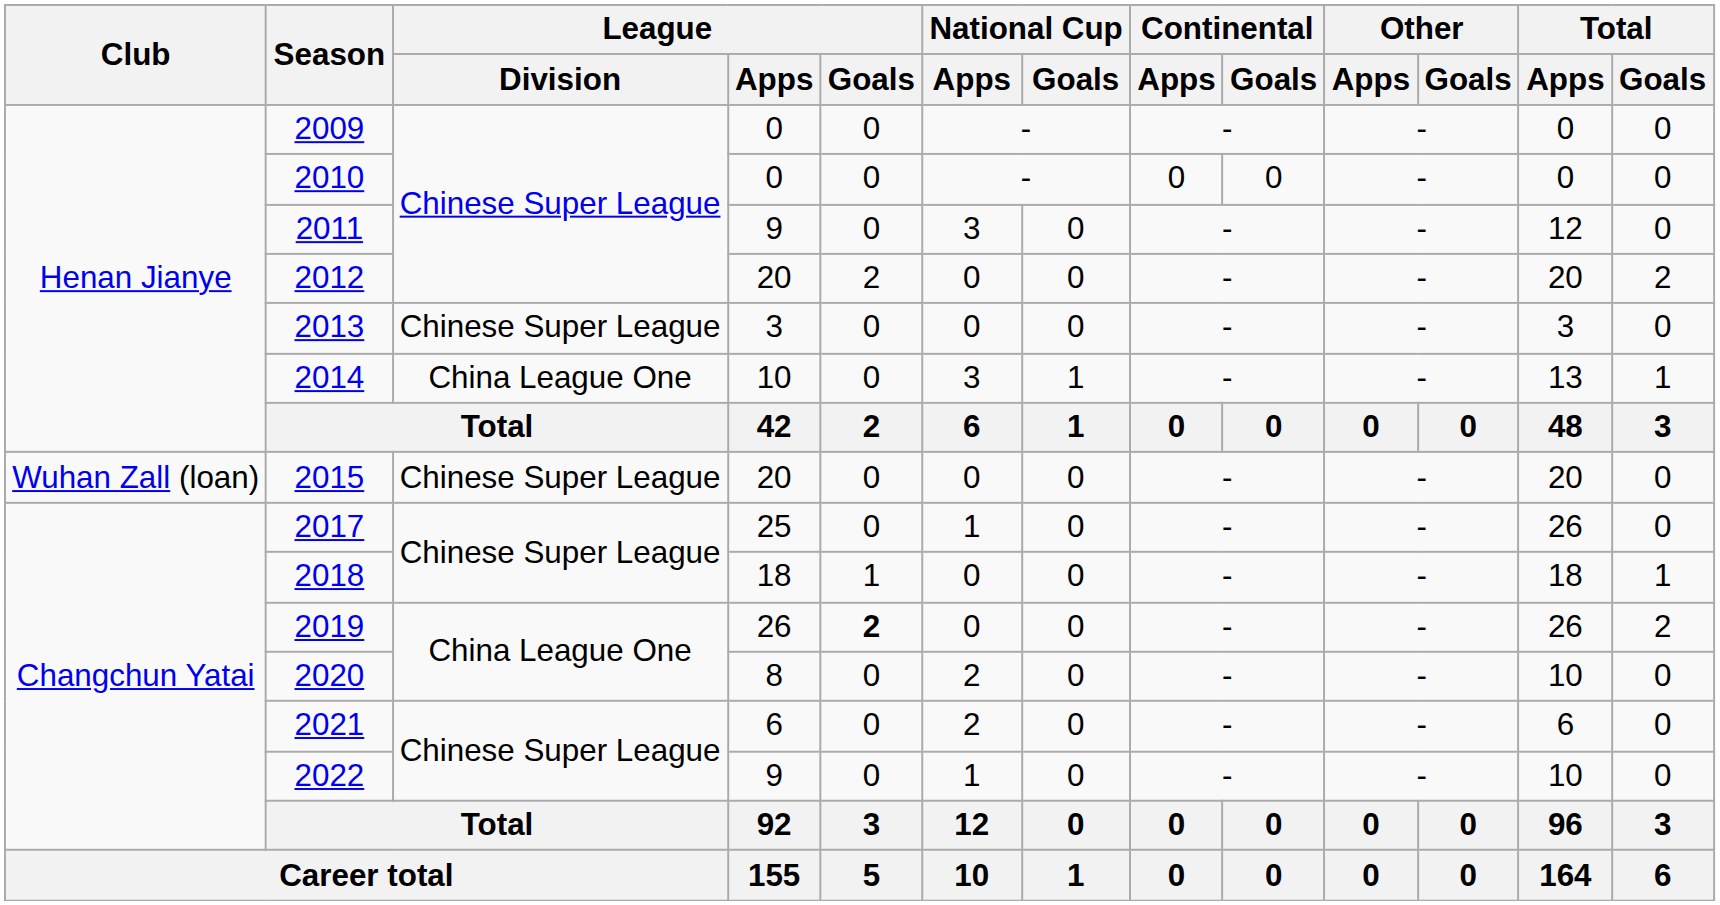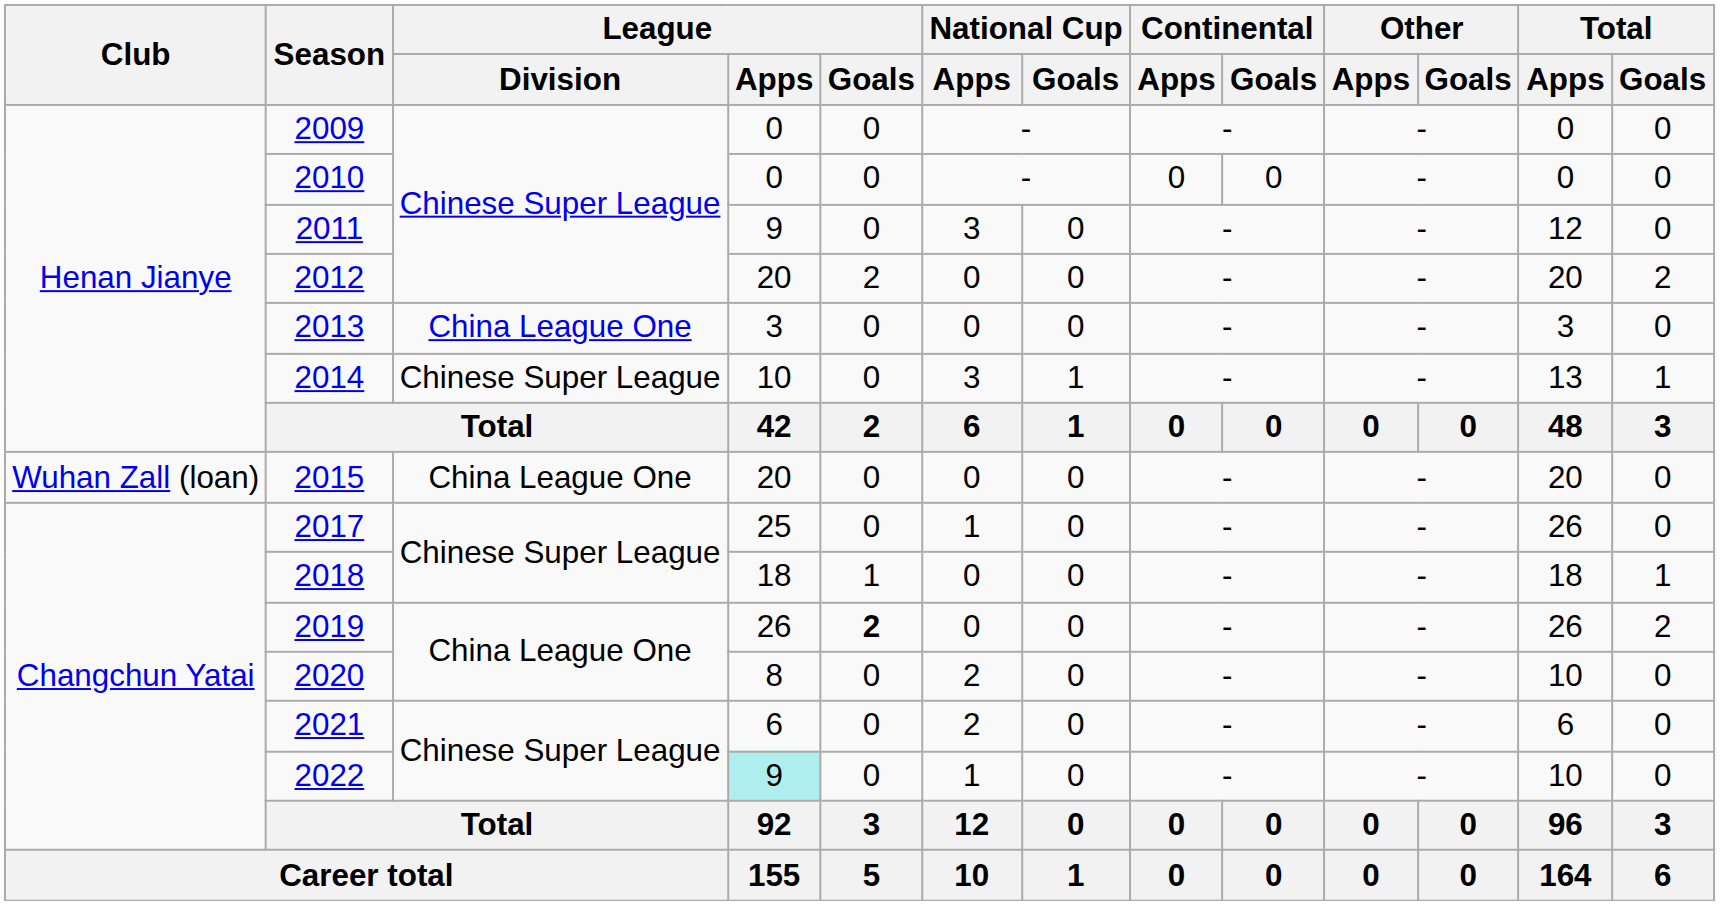(560, 327) Chinese Super League -> (560, 327) China League One
(560, 377) China League One -> (560, 377) Chinese Super League
(560, 476) Chinese Super League -> (560, 476) China League One
(774, 775) no background -> (774, 775) paleturquoise background
